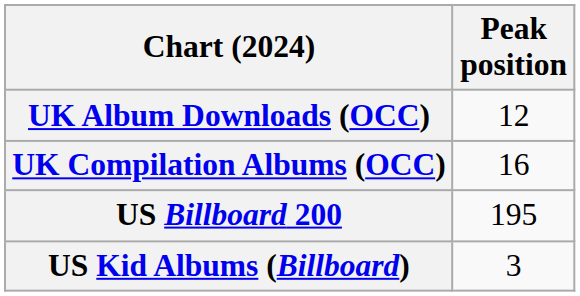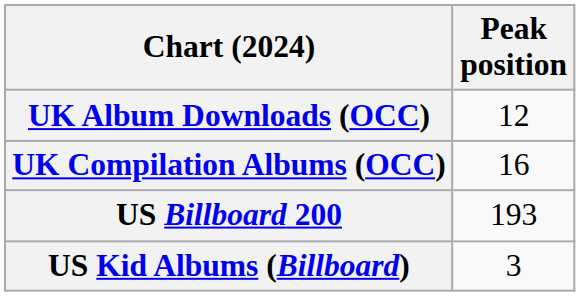(514, 214) 195 -> (514, 214) 193
